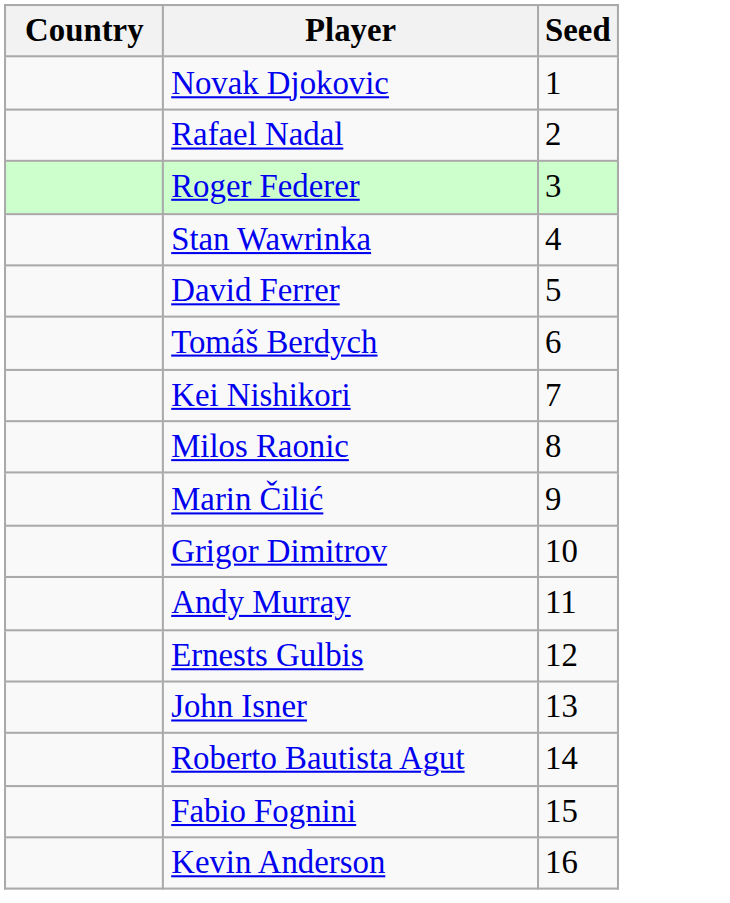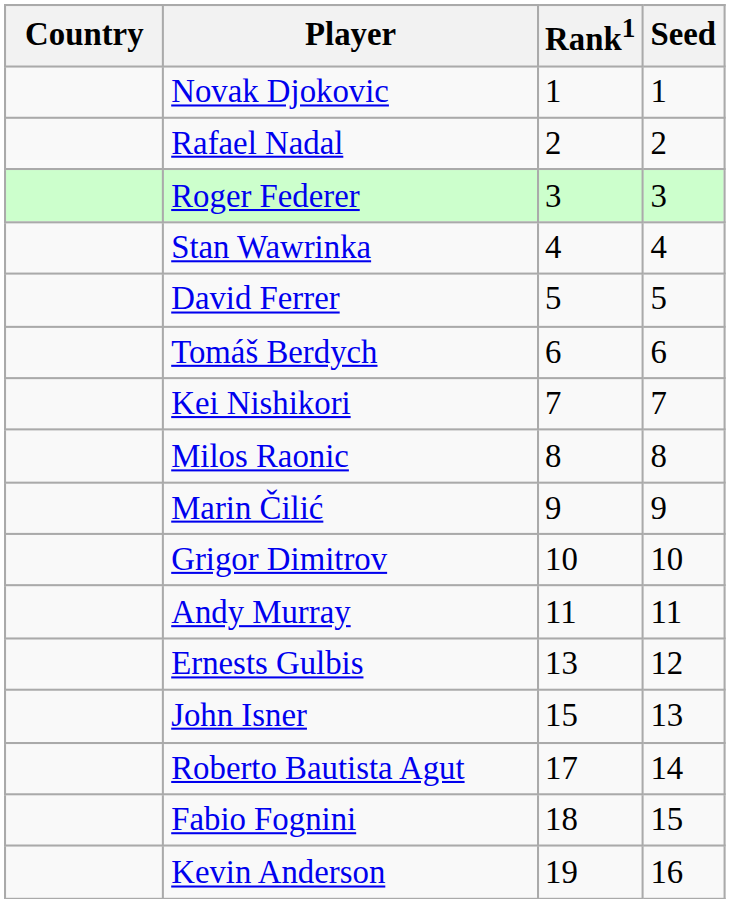+ column: (590, 34)
